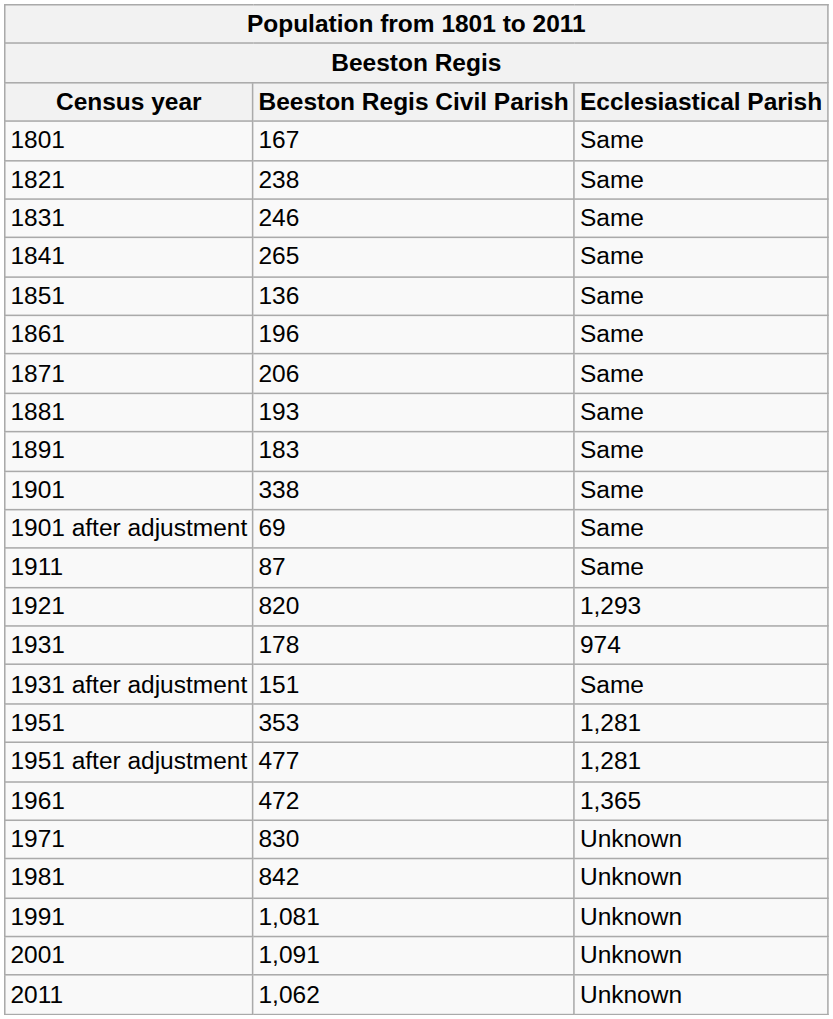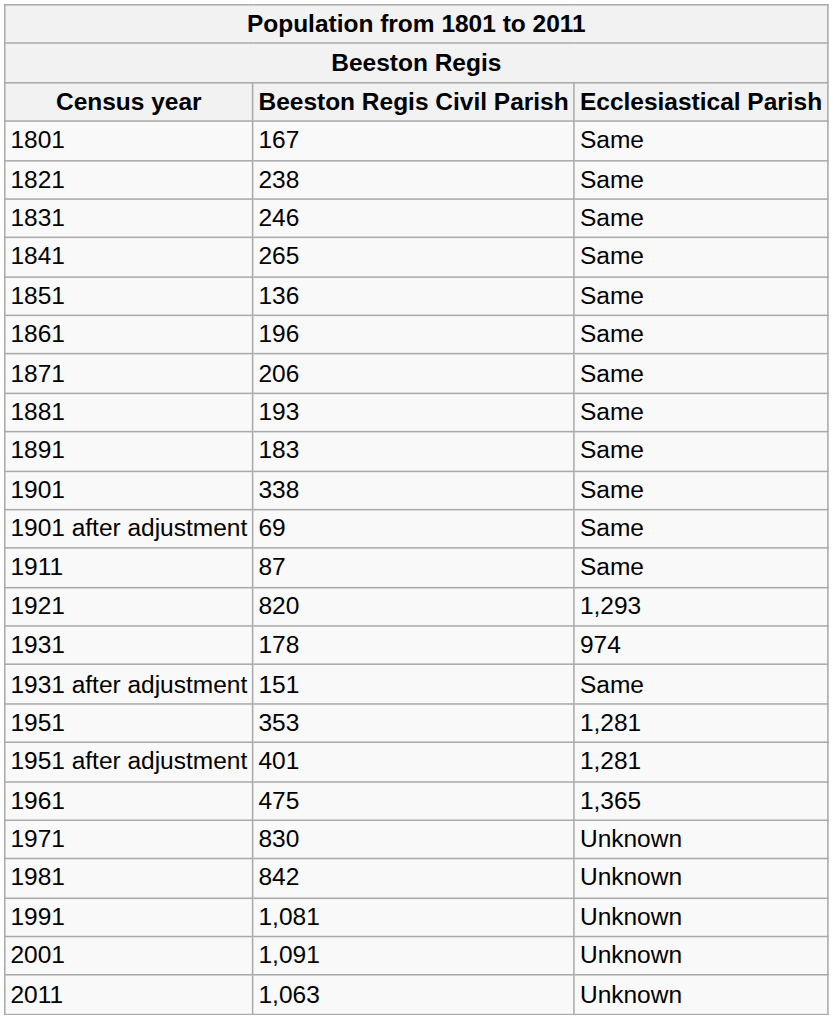(279, 761) 477 -> (279, 761) 401
(279, 800) 472 -> (279, 800) 475
(289, 994) 1,062 -> (289, 994) 1,063
